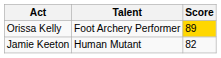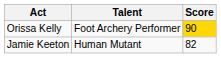(191, 28) 89 -> (191, 28) 90
